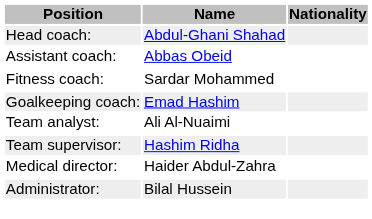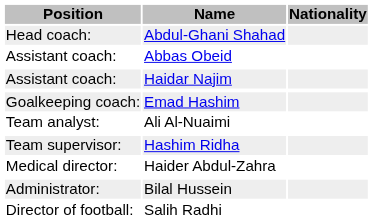+ row: (188, 79)
- row: (209, 79)
+ row: (183, 210)
